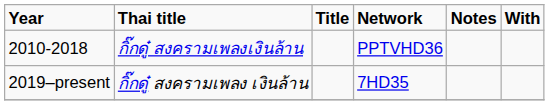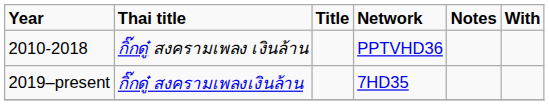(210, 48) กิ๊กดู๋ สงครามเพลงเงินล้าน -> (213, 48) กิ๊กดู๋ สงครามเพลง เงินล้าน
(213, 83) กิ๊กดู๋ สงครามเพลง เงินล้าน -> (210, 83) กิ๊กดู๋ สงครามเพลงเงินล้าน
